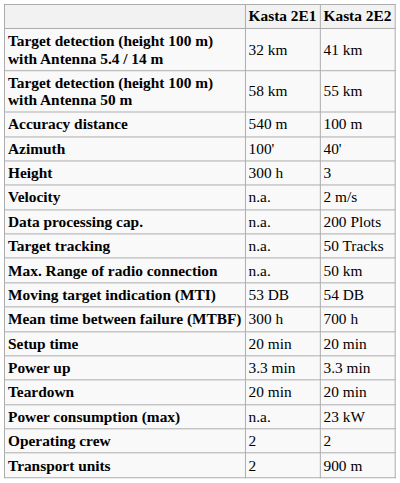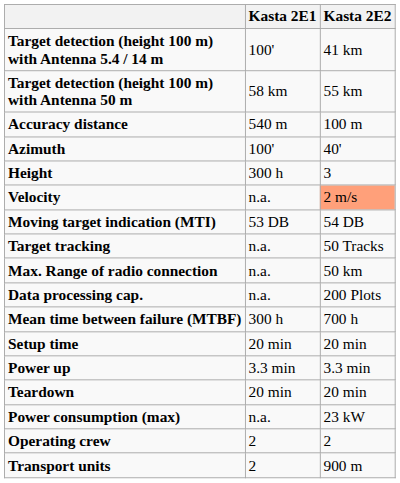(268, 49) 32 km -> (261, 49) 100'
(340, 197) no background -> (340, 197) lightsalmon background
rows swapped: (76, 221) <-> (112, 294)
